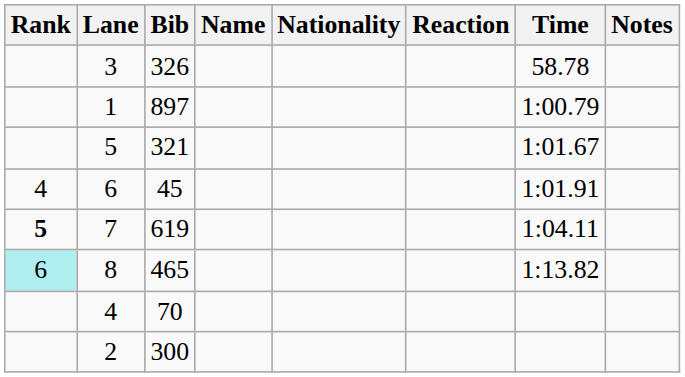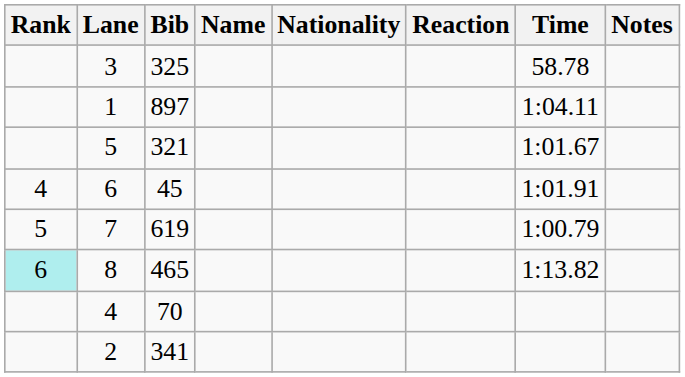(170, 65) 326 -> (170, 65) 325
(560, 106) 1:00.79 -> (560, 106) 1:04.11
(41, 229) bold -> (41, 229) normal
(560, 229) 1:04.11 -> (560, 229) 1:00.79
(170, 351) 300 -> (170, 351) 341
